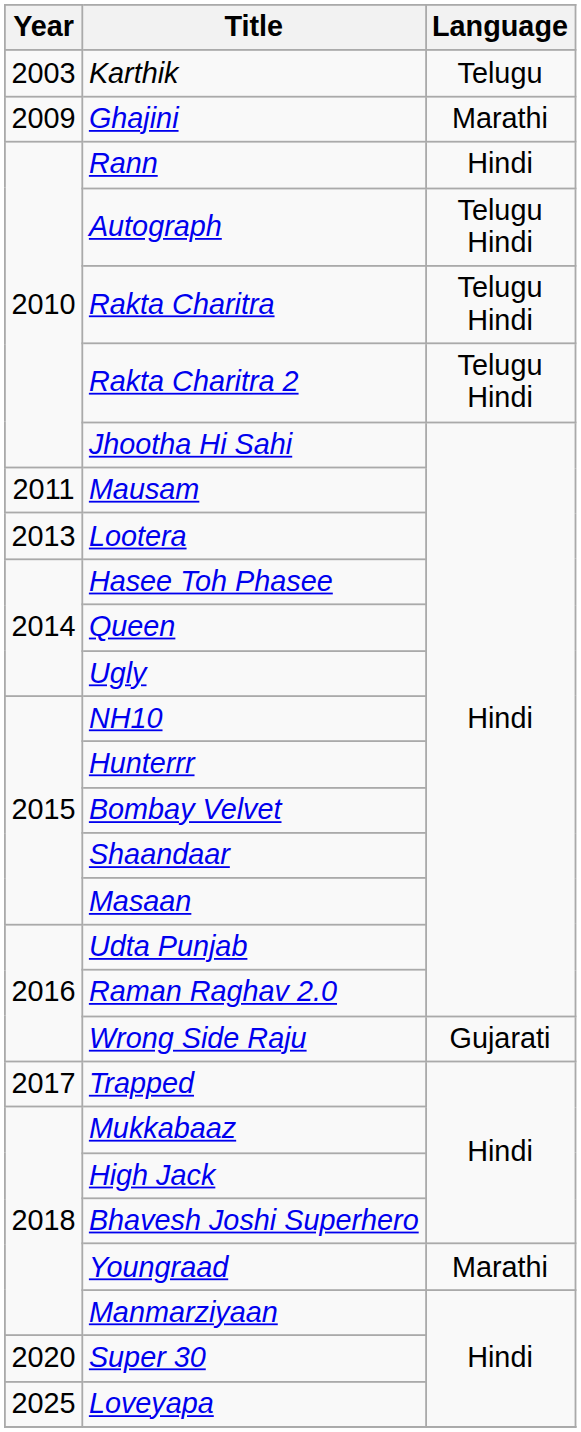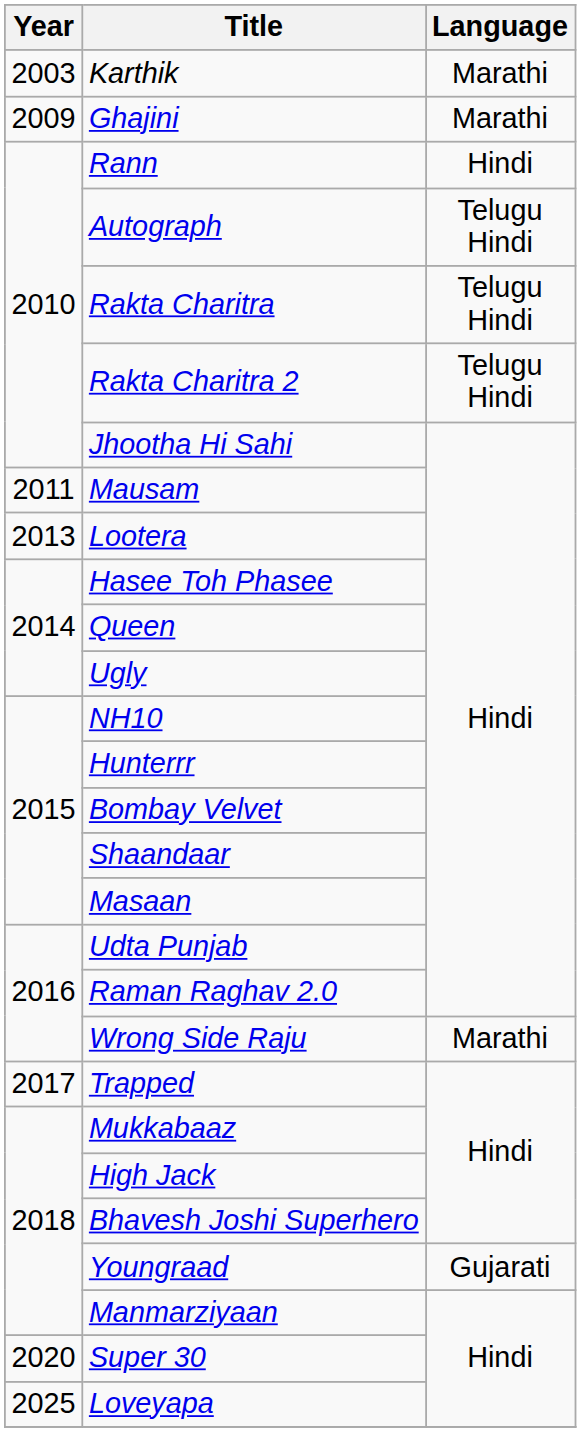(500, 73) Telugu -> (500, 73) Marathi
(500, 1038) Gujarati -> (500, 1038) Marathi
(500, 1266) Marathi -> (500, 1266) Gujarati
